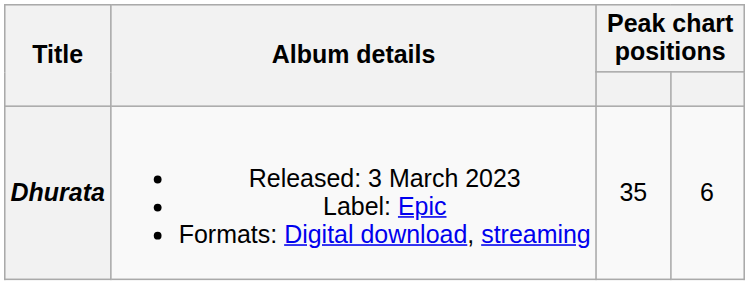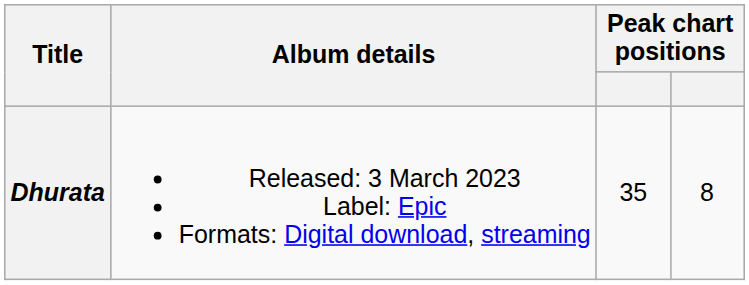(707, 192) 6 -> (707, 192) 8
